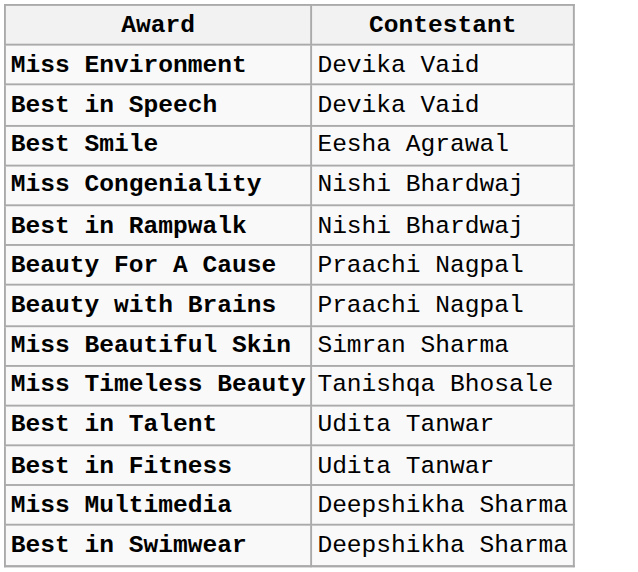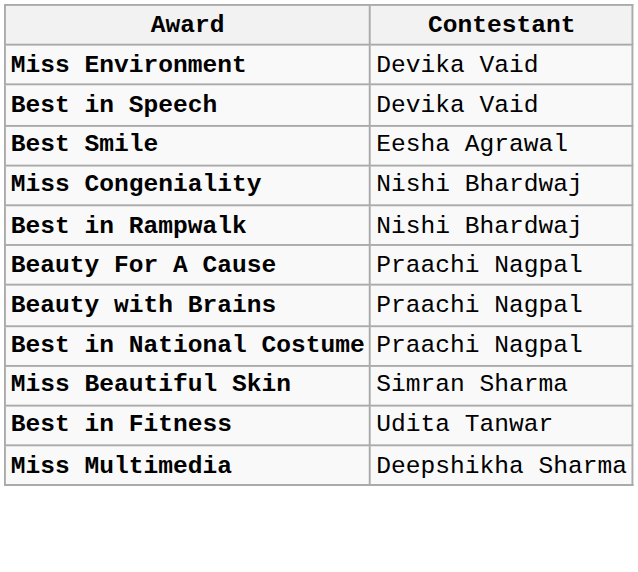+ row: (188, 345)
- row: (158, 385)
- row: (114, 425)
- row: (129, 546)
